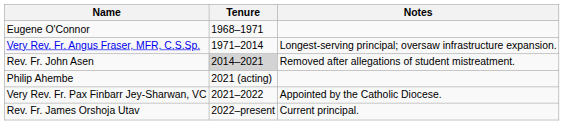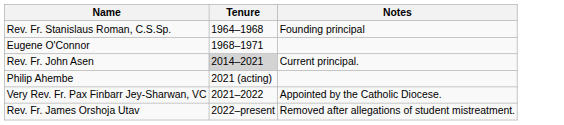+ row: (89, 29)
- row: (103, 45)
(397, 62) Removed after allegations of student mistreatment. -> (319, 62) Current principal.
(319, 111) Current principal. -> (397, 111) Removed after allegations of student mistreatment.
